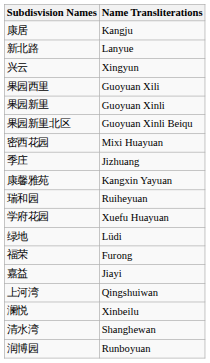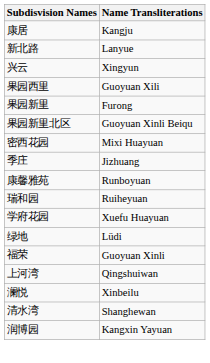(133, 105) Guoyuan Xinli -> (117, 105) Furong
(137, 180) Kangxin Yayuan -> (126, 180) Runboyuan
(117, 255) Furong -> (133, 255) Guoyuan Xinli
- row: (17, 273)
(126, 348) Runboyuan -> (137, 330) Kangxin Yayuan
